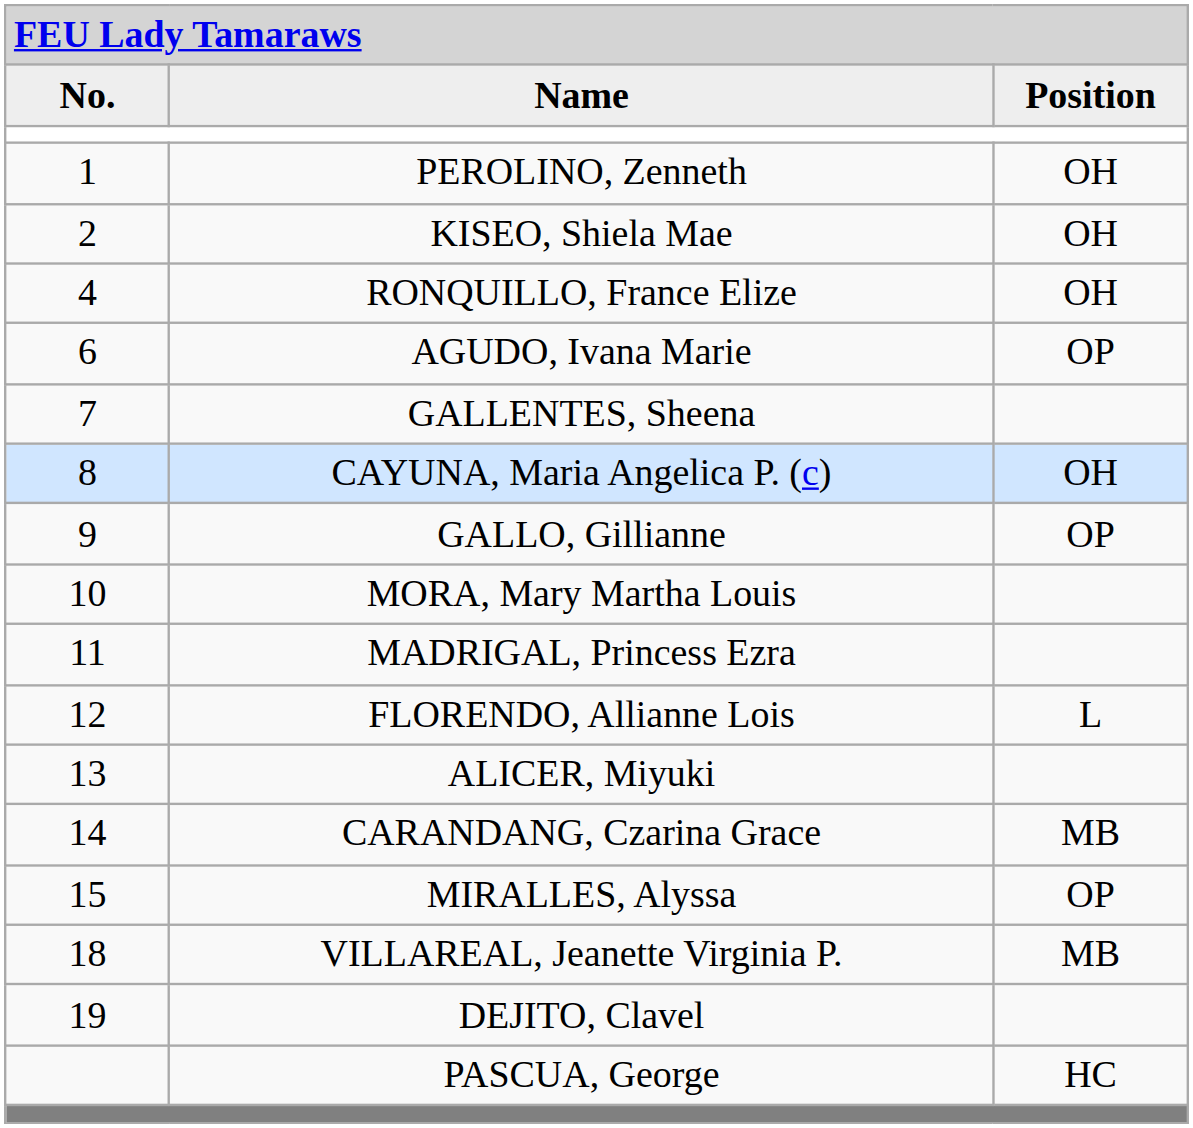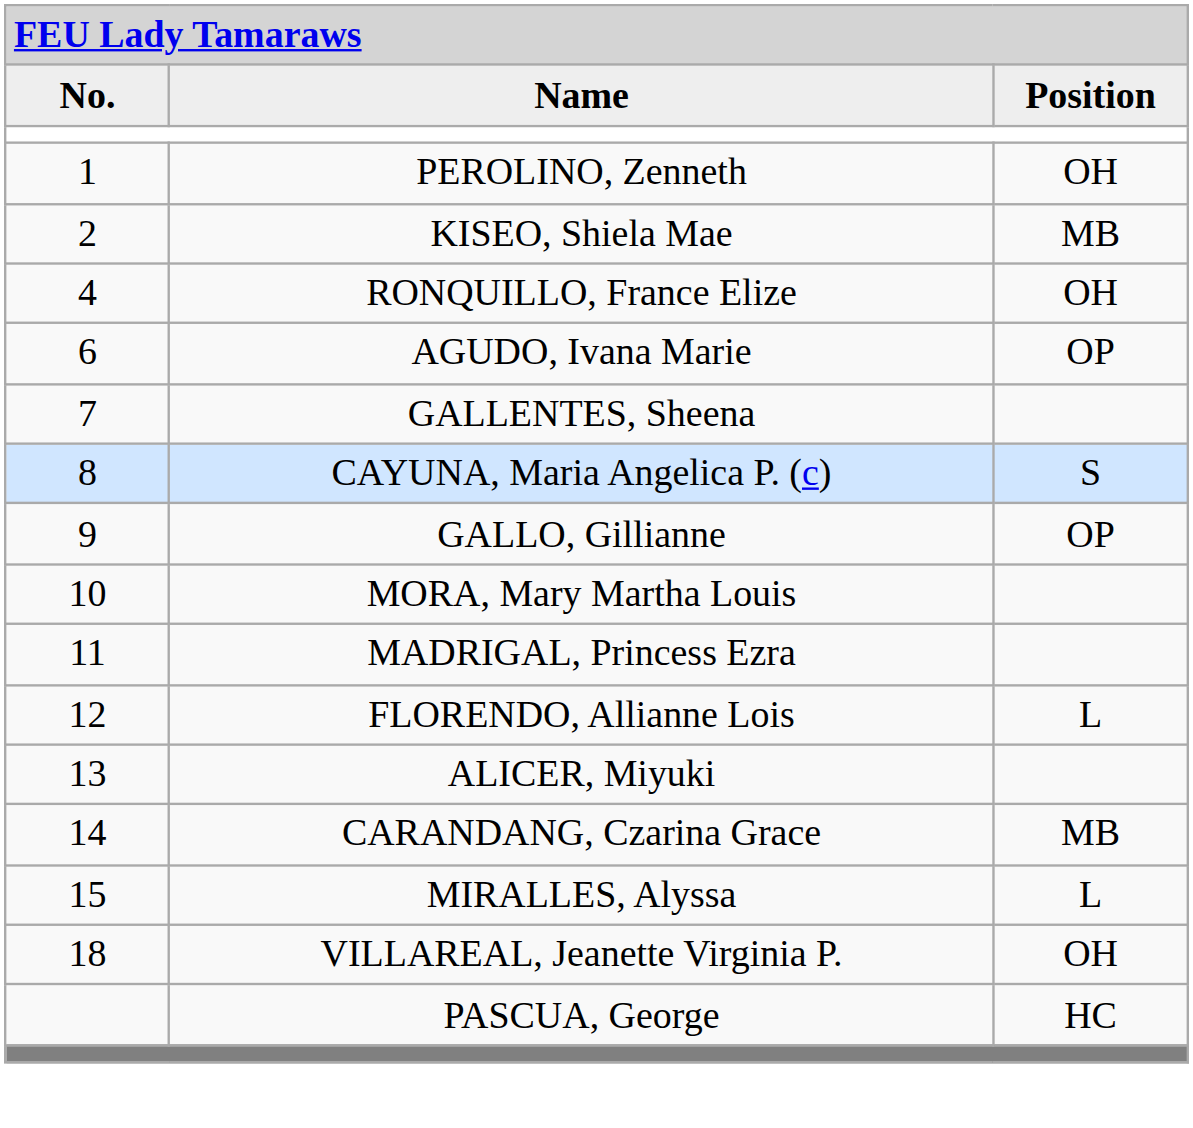(1091, 232) OH -> (1090, 232) MB
(1091, 473) OH -> (1090, 473) S
(1091, 893) OP -> (1090, 893) L
(1090, 954) MB -> (1091, 954) OH
- row: (88, 1014)
